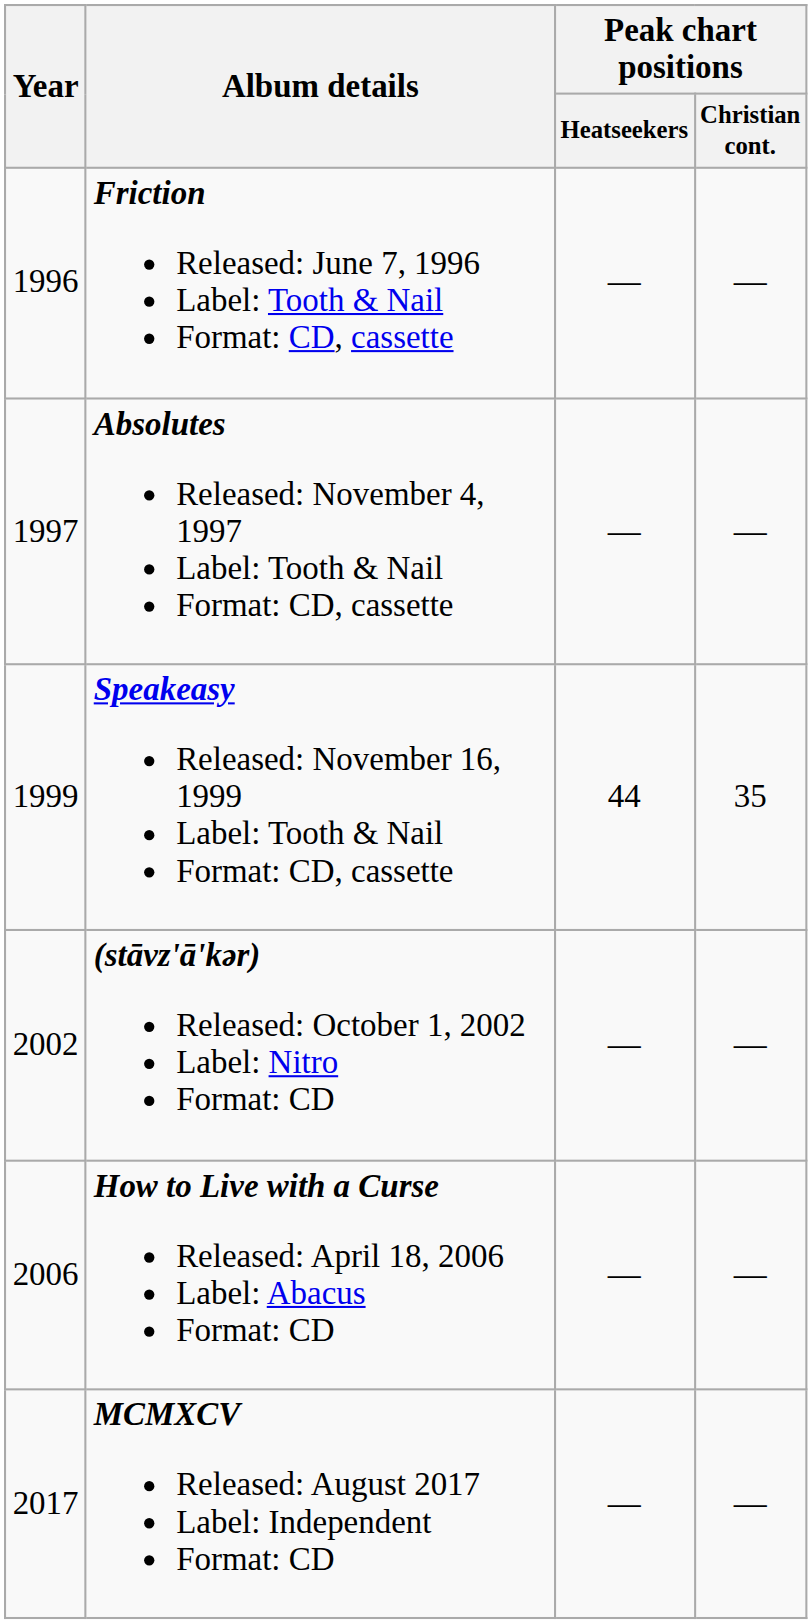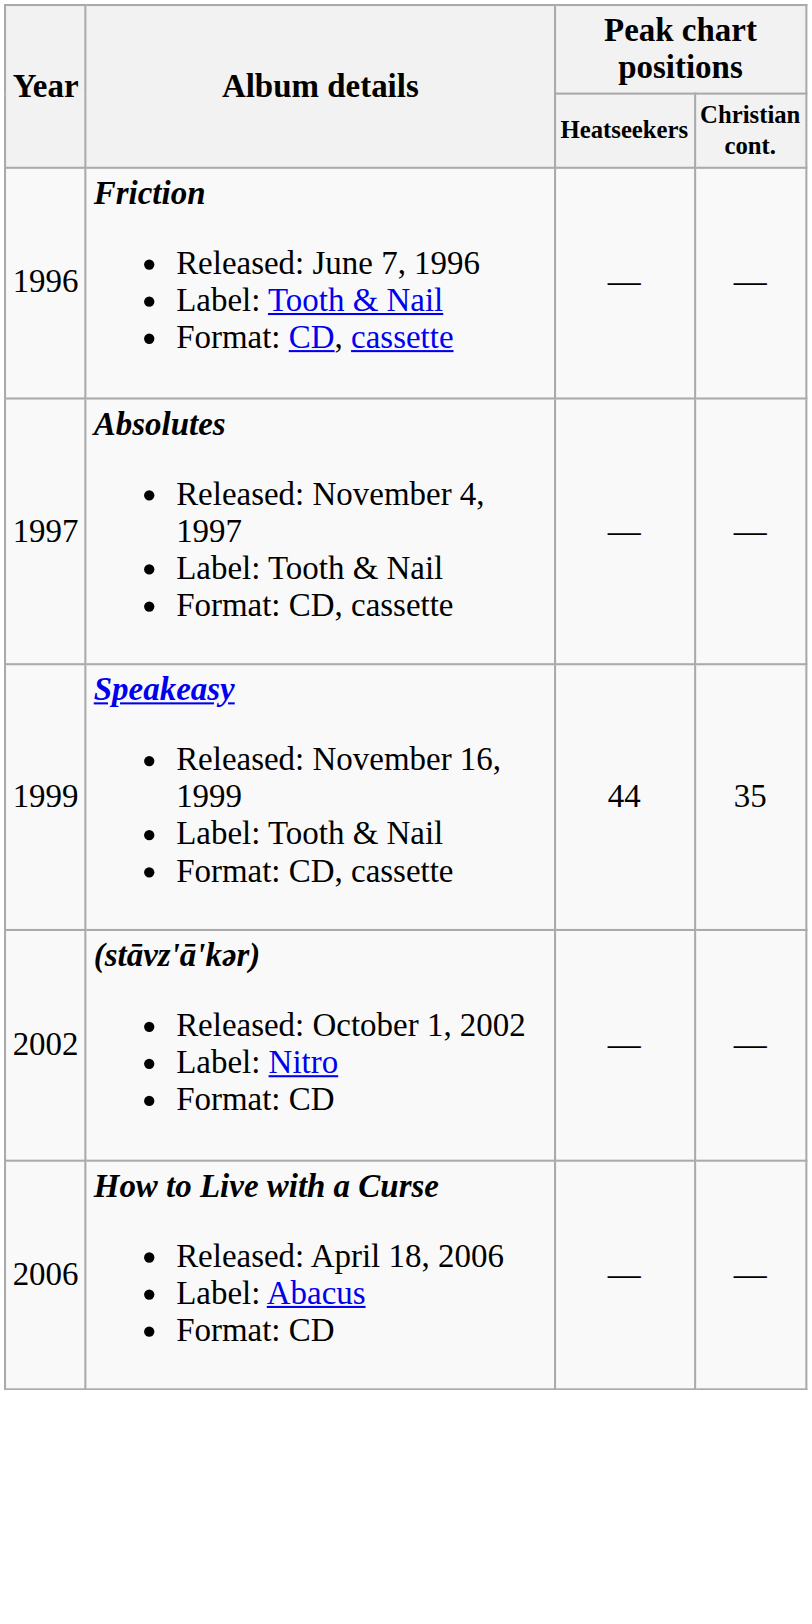- row: (320, 1488)
